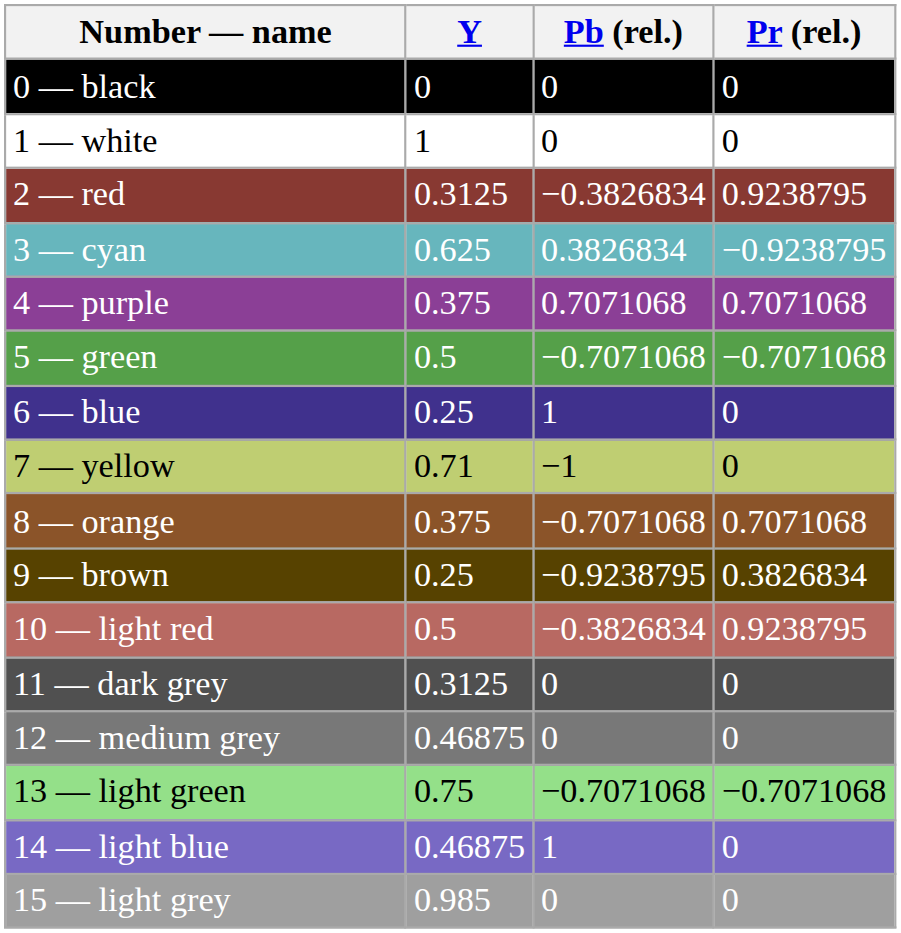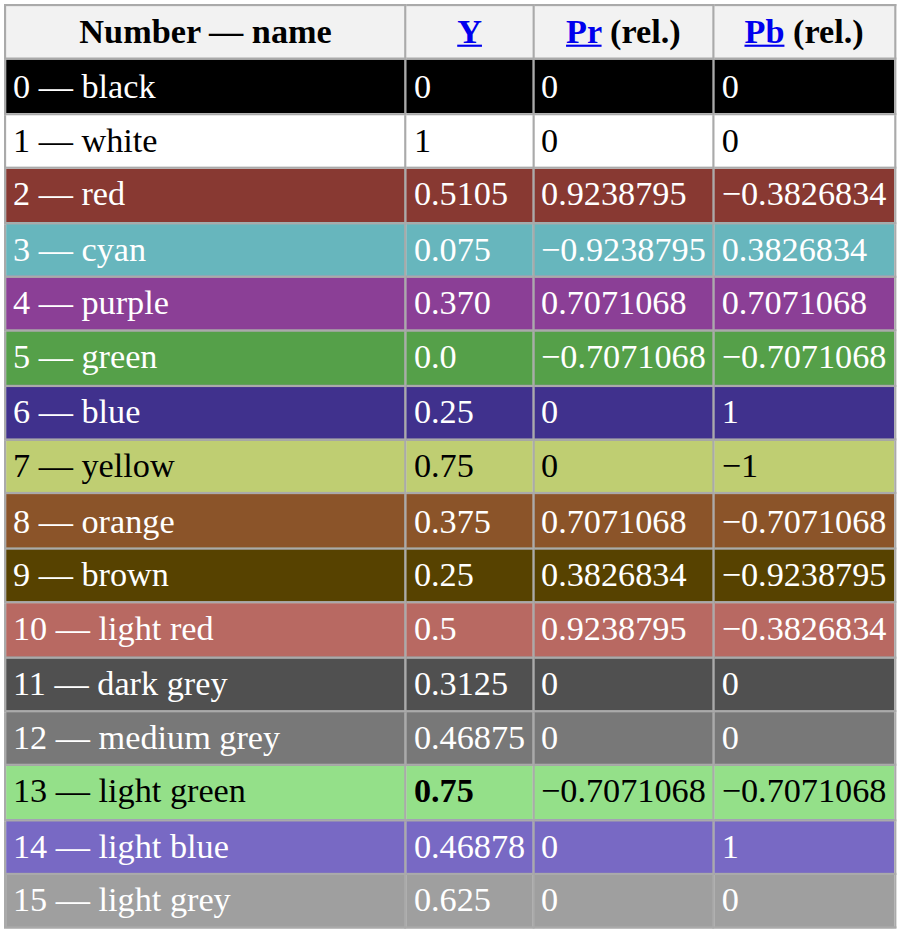columns swapped: (623, 31) <-> (804, 31)
(461, 194) 0.3125 -> (461, 194) 0.5105
(452, 248) 0.625 -> (452, 248) 0.075
(452, 303) 0.375 -> (452, 303) 0.370
(435, 357) 0.5 -> (435, 357) 0.0
(444, 466) 0.71 -> (444, 466) 0.75
(444, 791) normal -> (444, 791) bold
(470, 846) 0.46875 -> (470, 846) 0.46878
(452, 900) 0.985 -> (452, 900) 0.625
